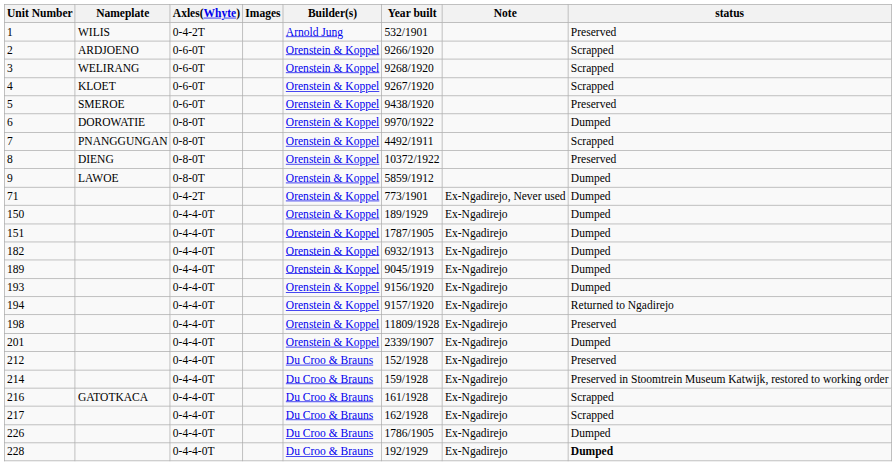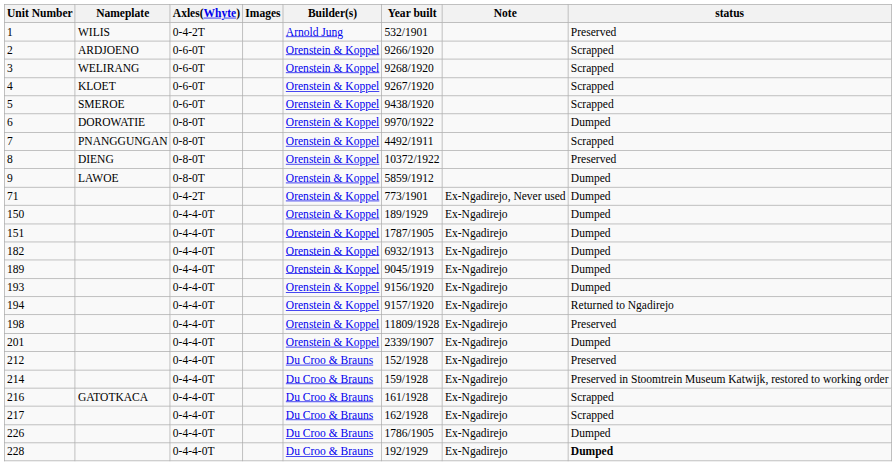(594, 104) Preserved -> (592, 104) Scrapped
